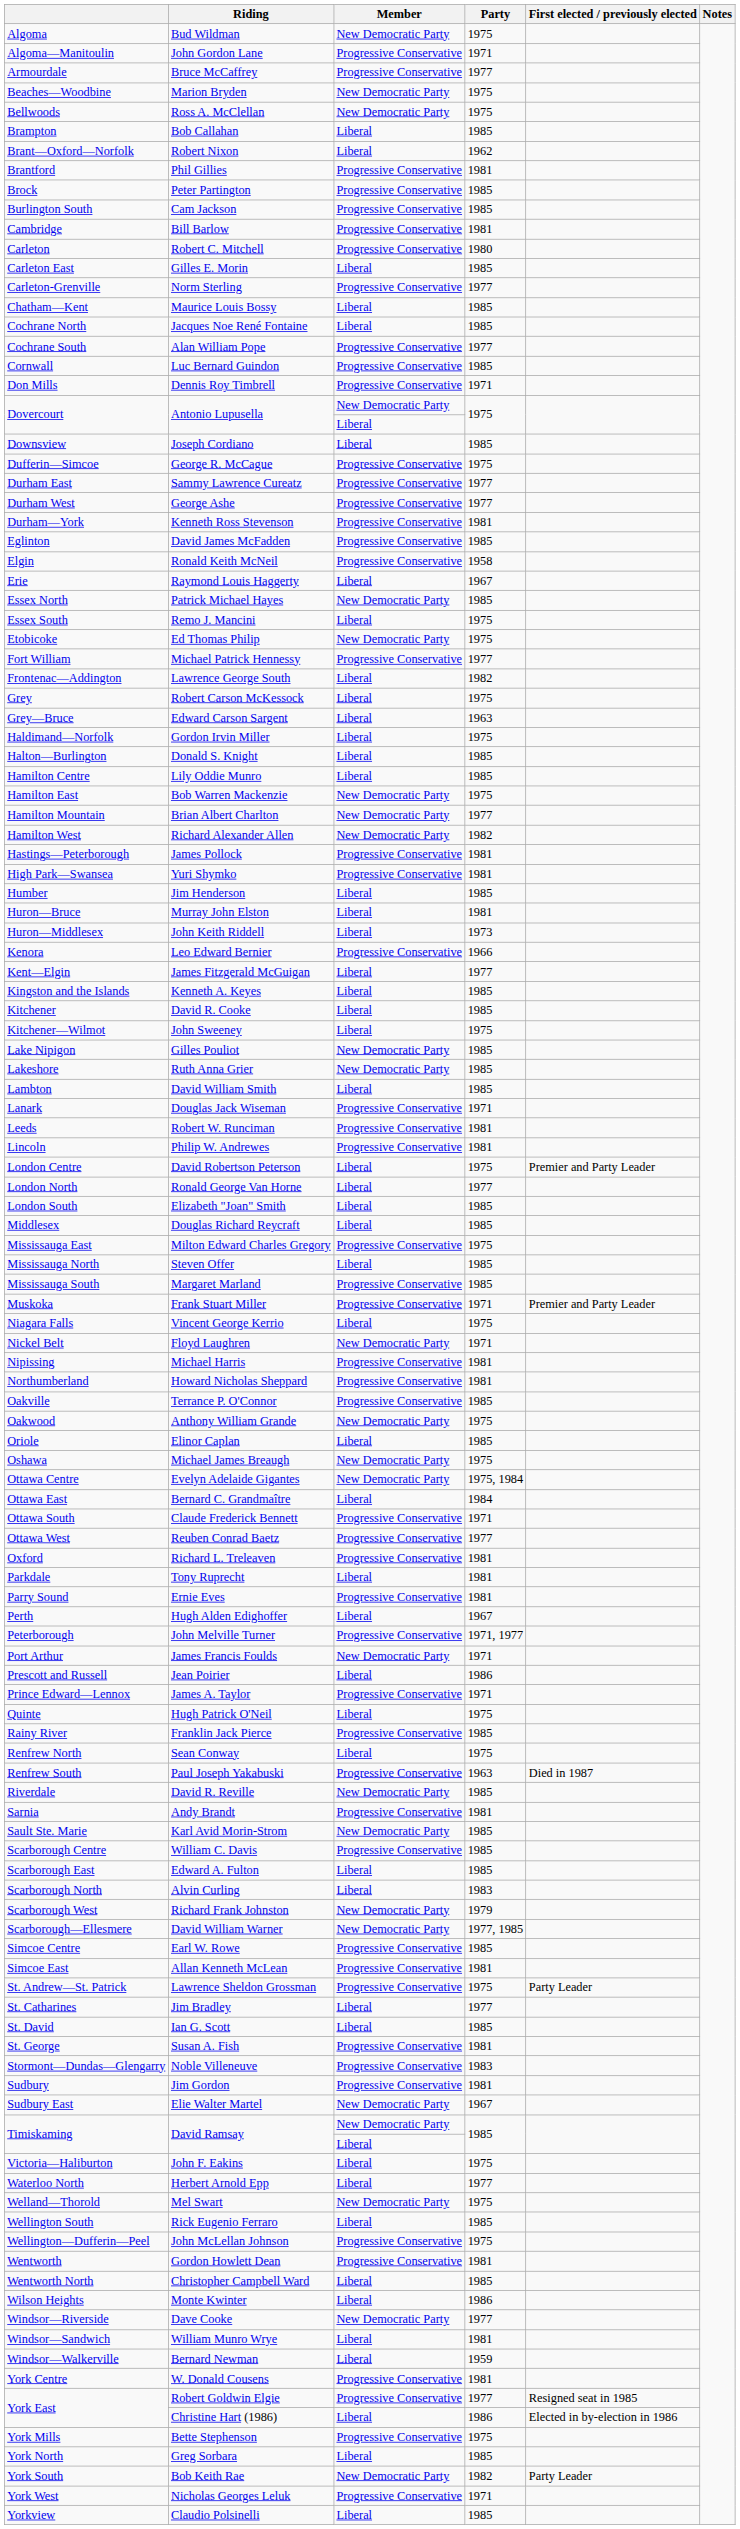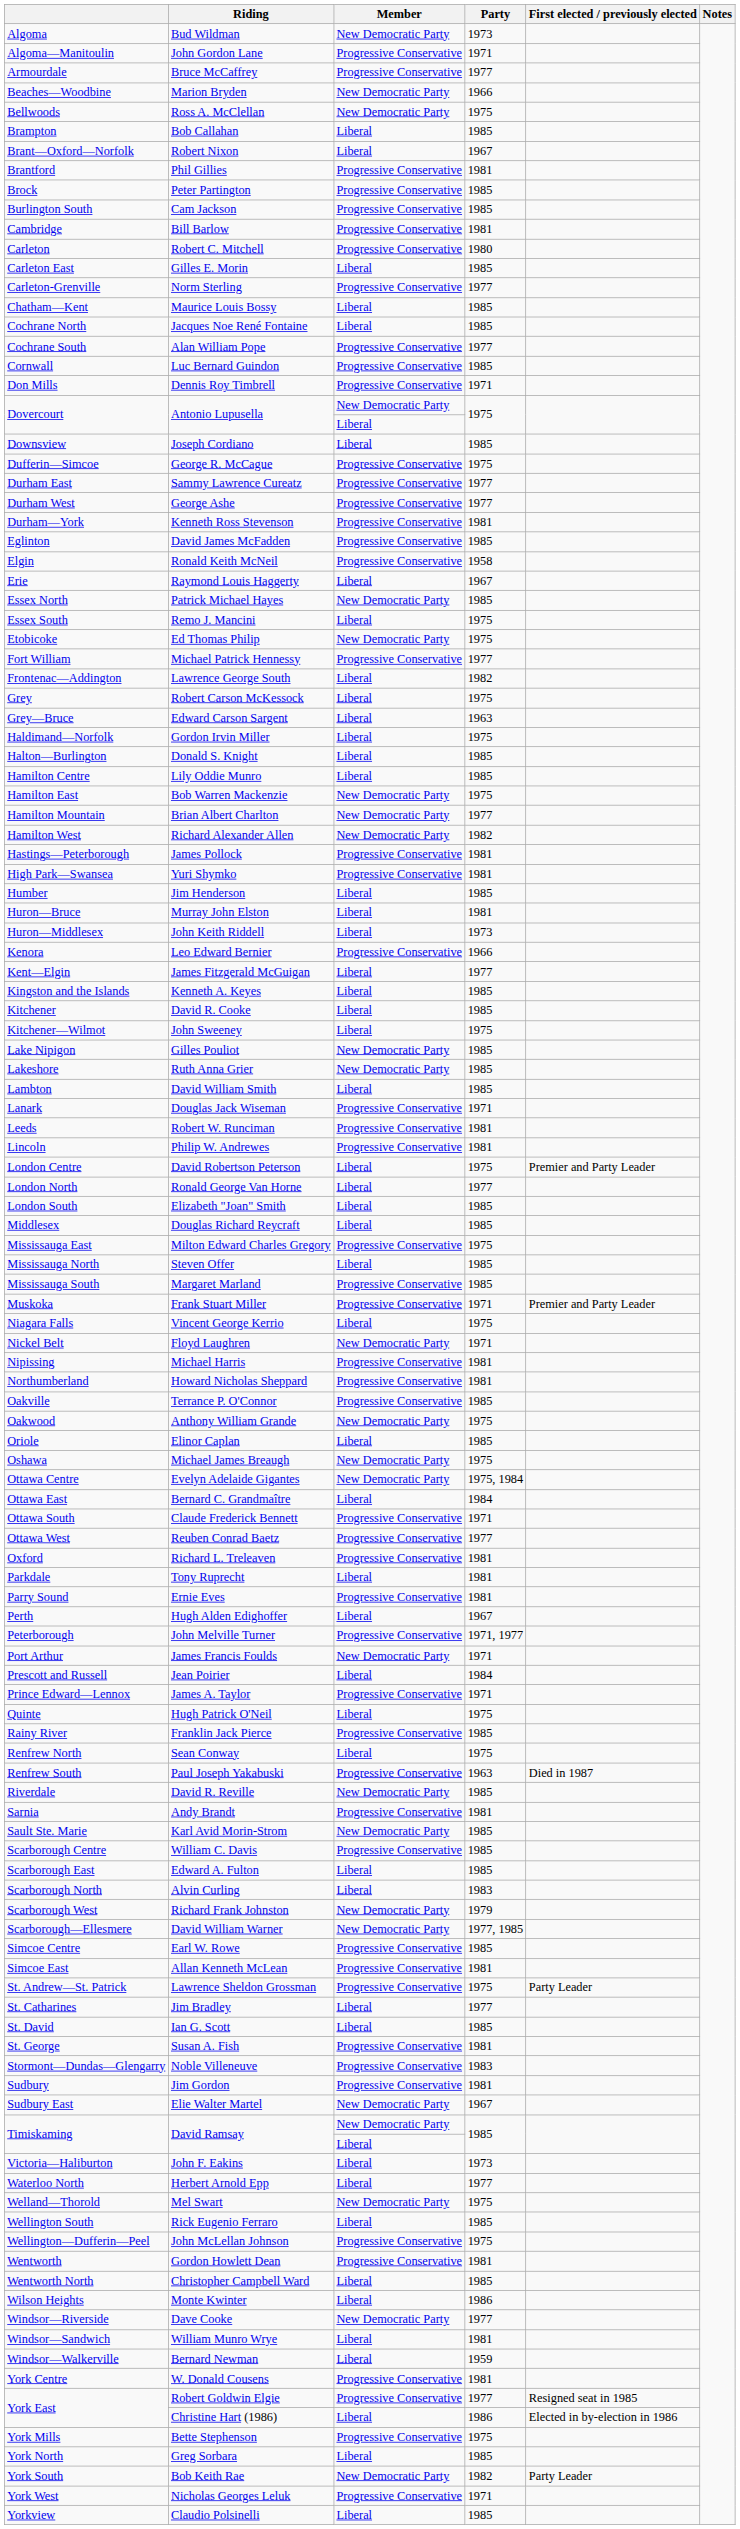(480, 33) 1975 -> (480, 33) 1973
(480, 92) 1975 -> (480, 92) 1966
(480, 151) 1962 -> (480, 151) 1967
(480, 1675) 1986 -> (480, 1675) 1984
(480, 2163) 1975 -> (480, 2163) 1973
